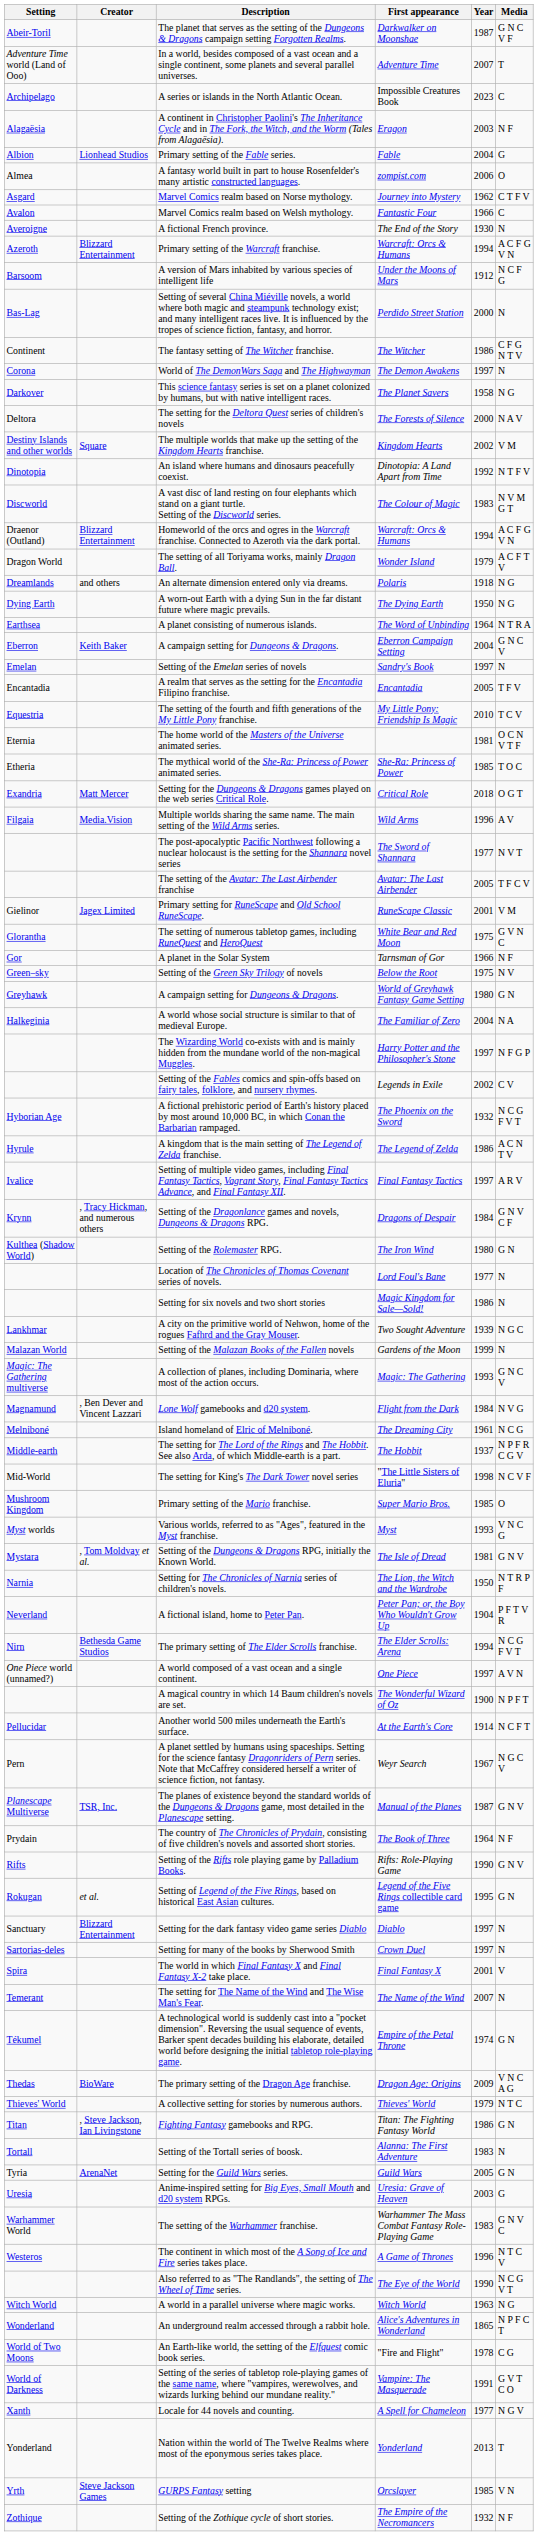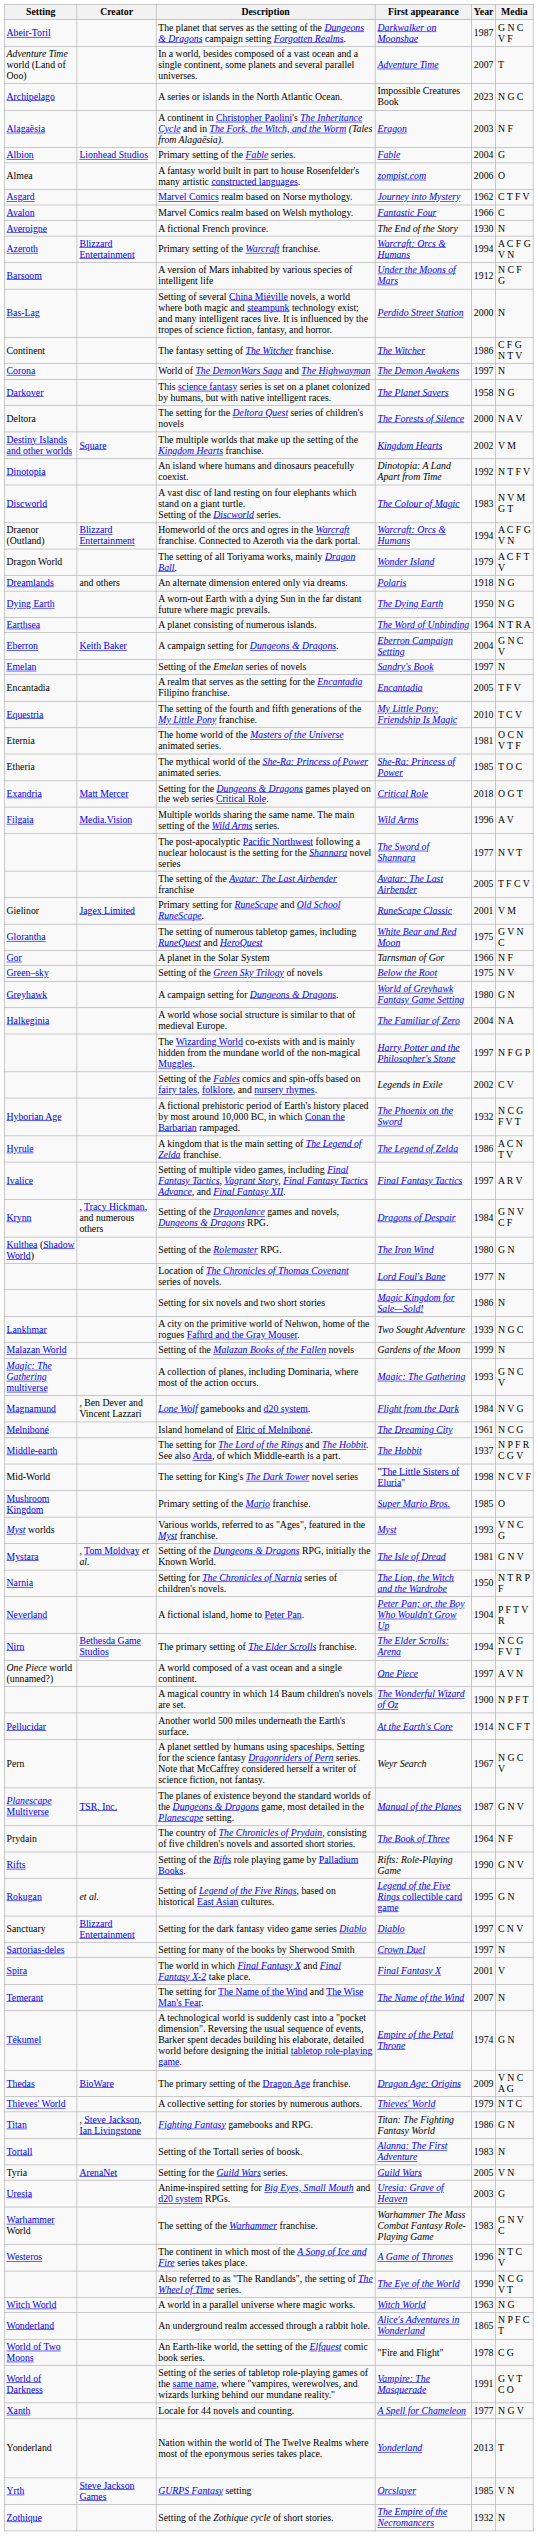(501, 97) C -> (511, 97) N G C
(501, 1929) N -> (511, 1929) C N V
(506, 2172) G N -> (506, 2172) V N
(505, 2517) N F -> (501, 2517) N
